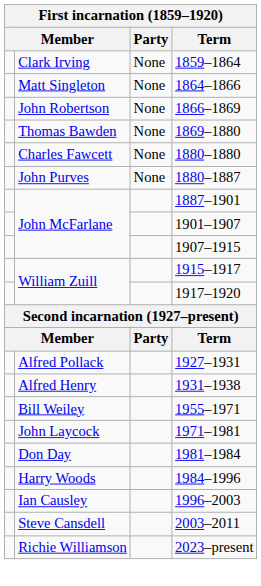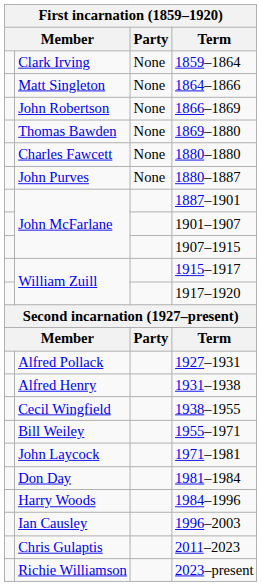+ row: (208, 408)
- row: (208, 524)
+ row: (208, 547)
